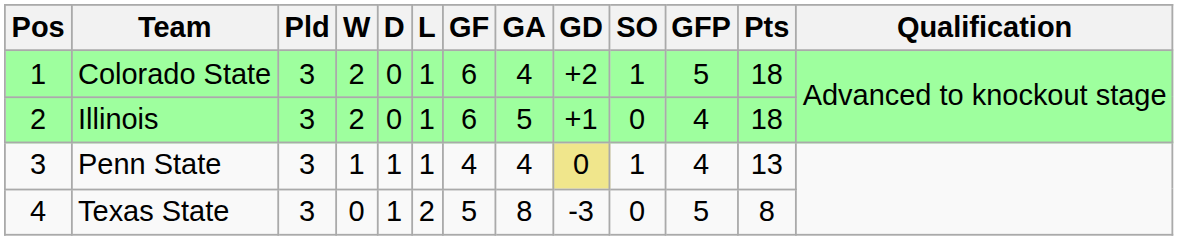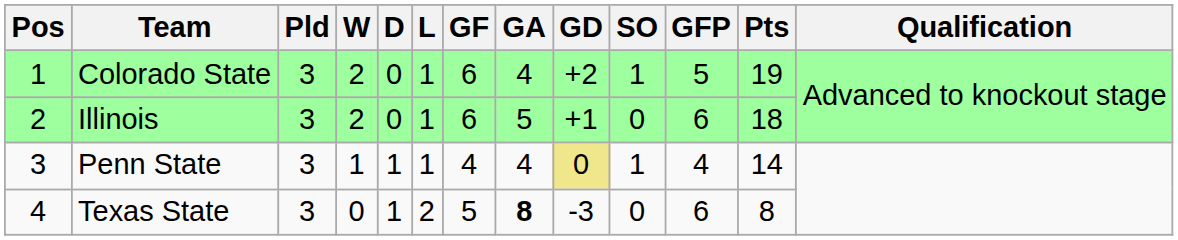(767, 73) 18 -> (767, 73) 19
(701, 119) 4 -> (701, 119) 6
(767, 165) 13 -> (767, 165) 14
(524, 211) normal -> (524, 211) bold
(701, 211) 5 -> (701, 211) 6
